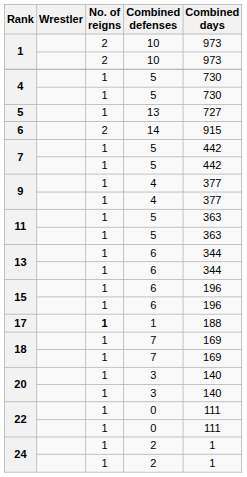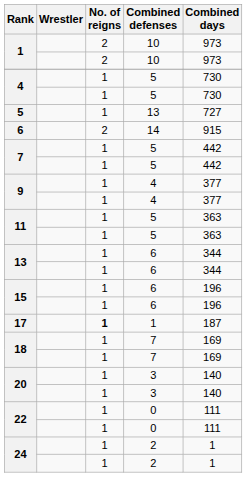(212, 323) 188 -> (212, 323) 187
